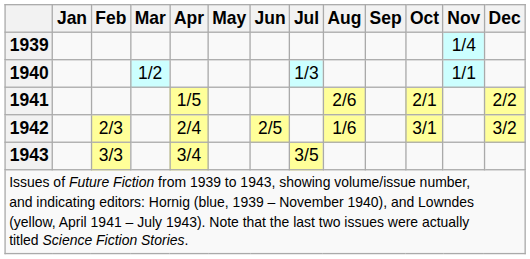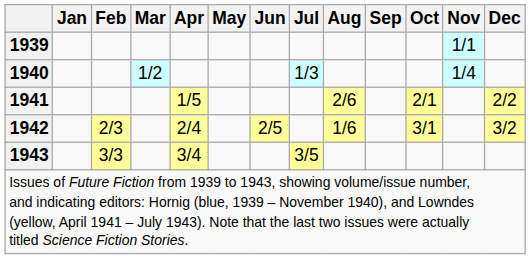(464, 45) 1/4 -> (464, 45) 1/1
(464, 73) 1/1 -> (464, 73) 1/4
